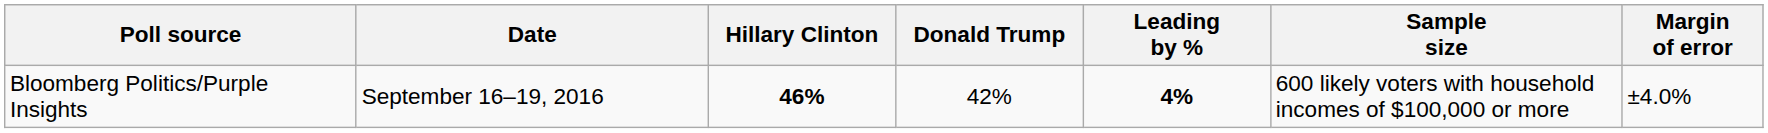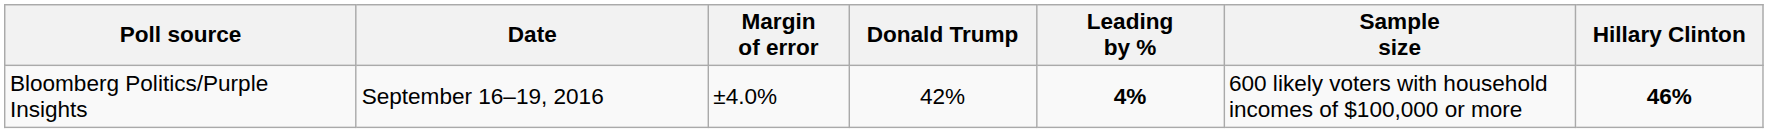columns swapped: (802, 35) <-> (1693, 35)
